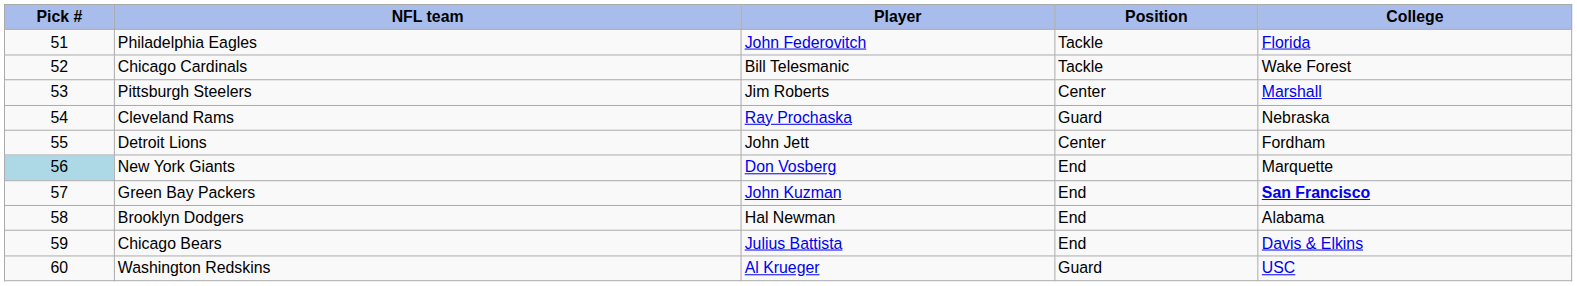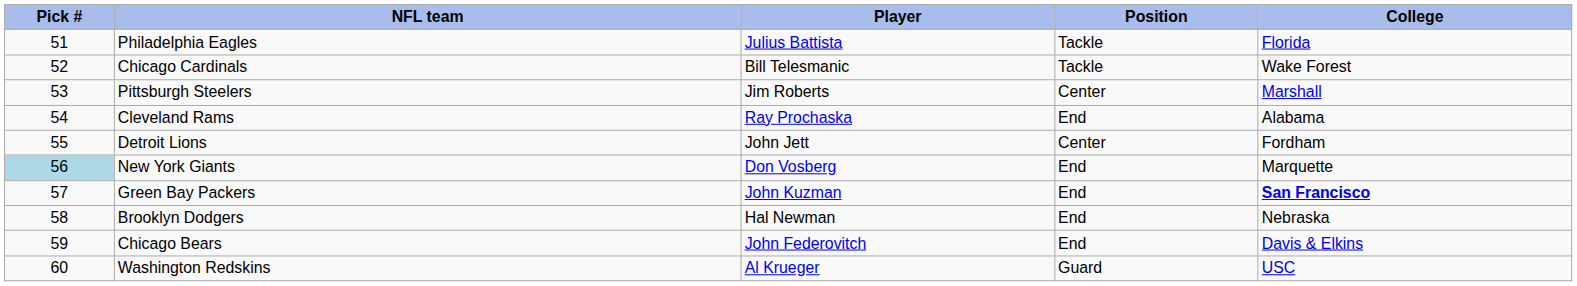(805, 42) John Federovitch -> (794, 42) Julius Battista
(1080, 117) Guard -> (1072, 117) End
(1296, 117) Nebraska -> (1293, 117) Alabama
(1293, 218) Alabama -> (1296, 218) Nebraska
(794, 243) Julius Battista -> (805, 243) John Federovitch
